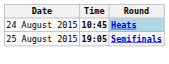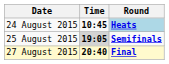(94, 39) no background -> (94, 39) lightgrey background
+ row: (42, 53)
